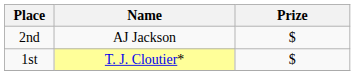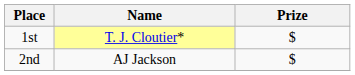rows swapped: (29, 59) <-> (29, 37)
